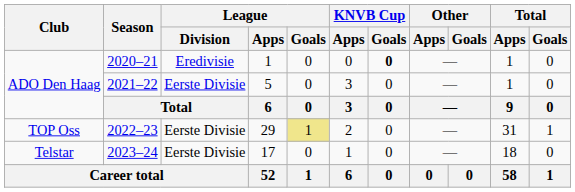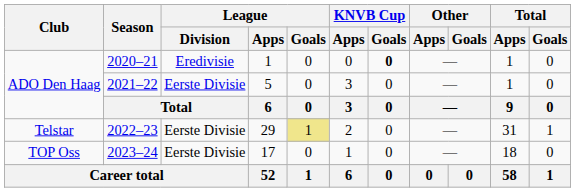(54, 130) TOP Oss -> (54, 130) Telstar
(54, 152) Telstar -> (54, 152) TOP Oss
